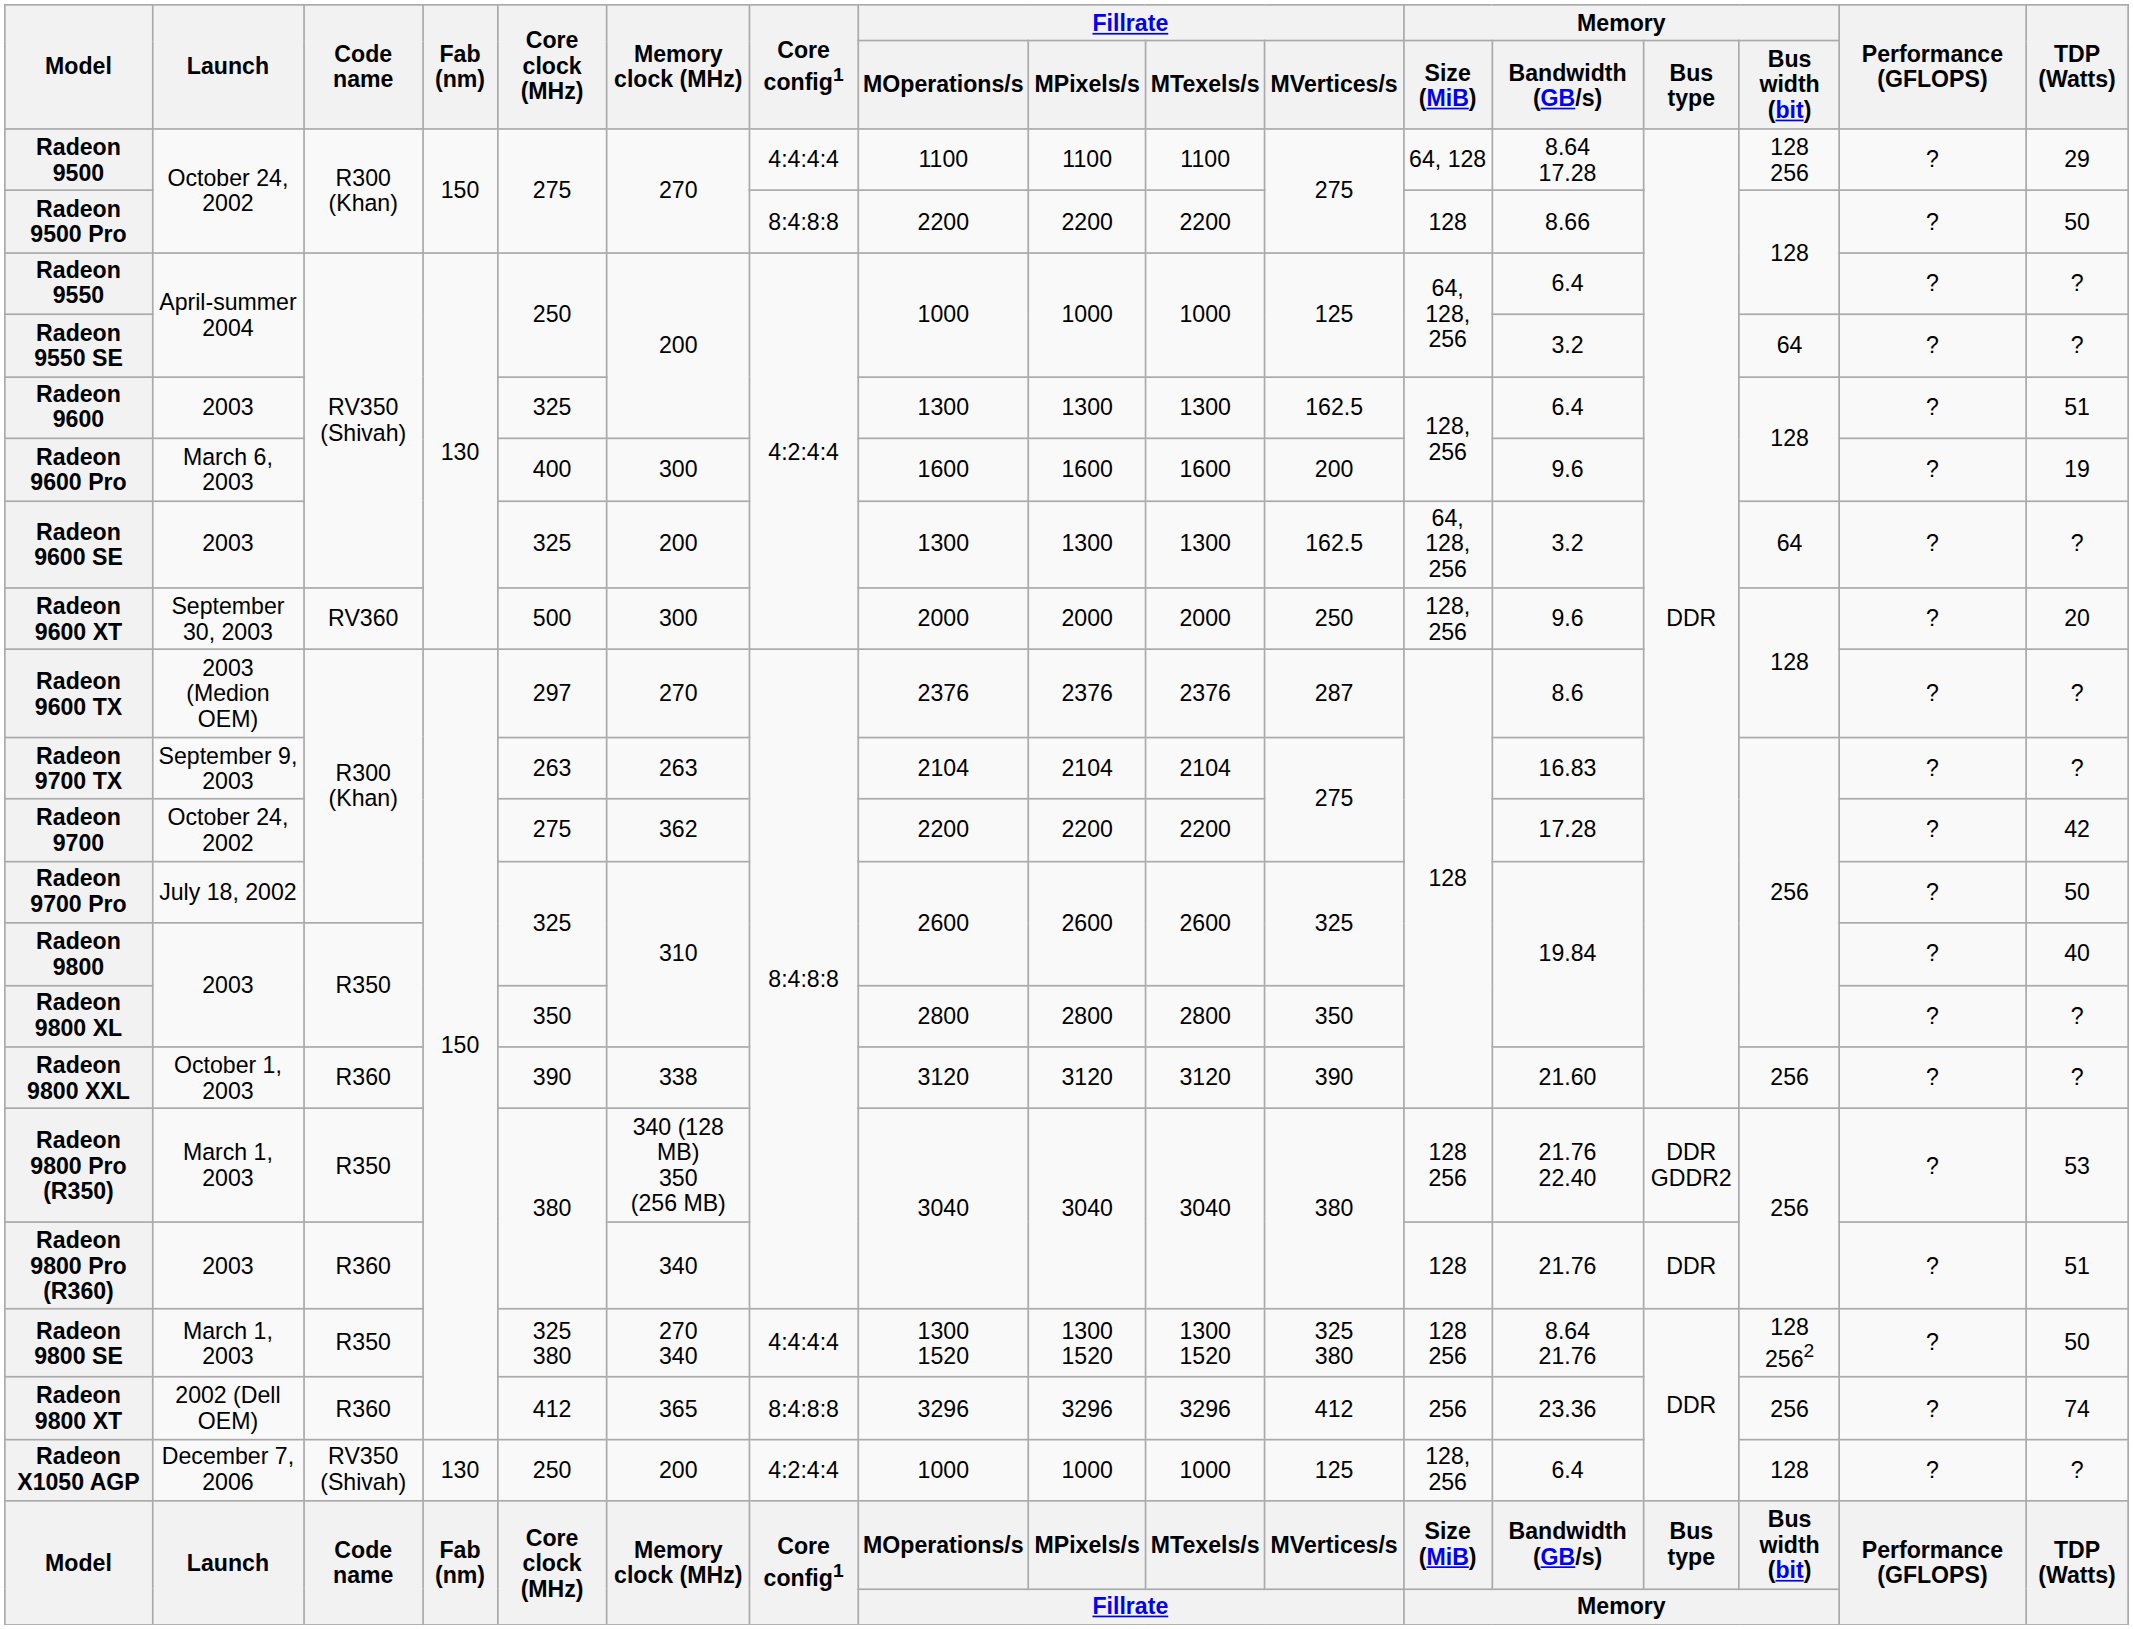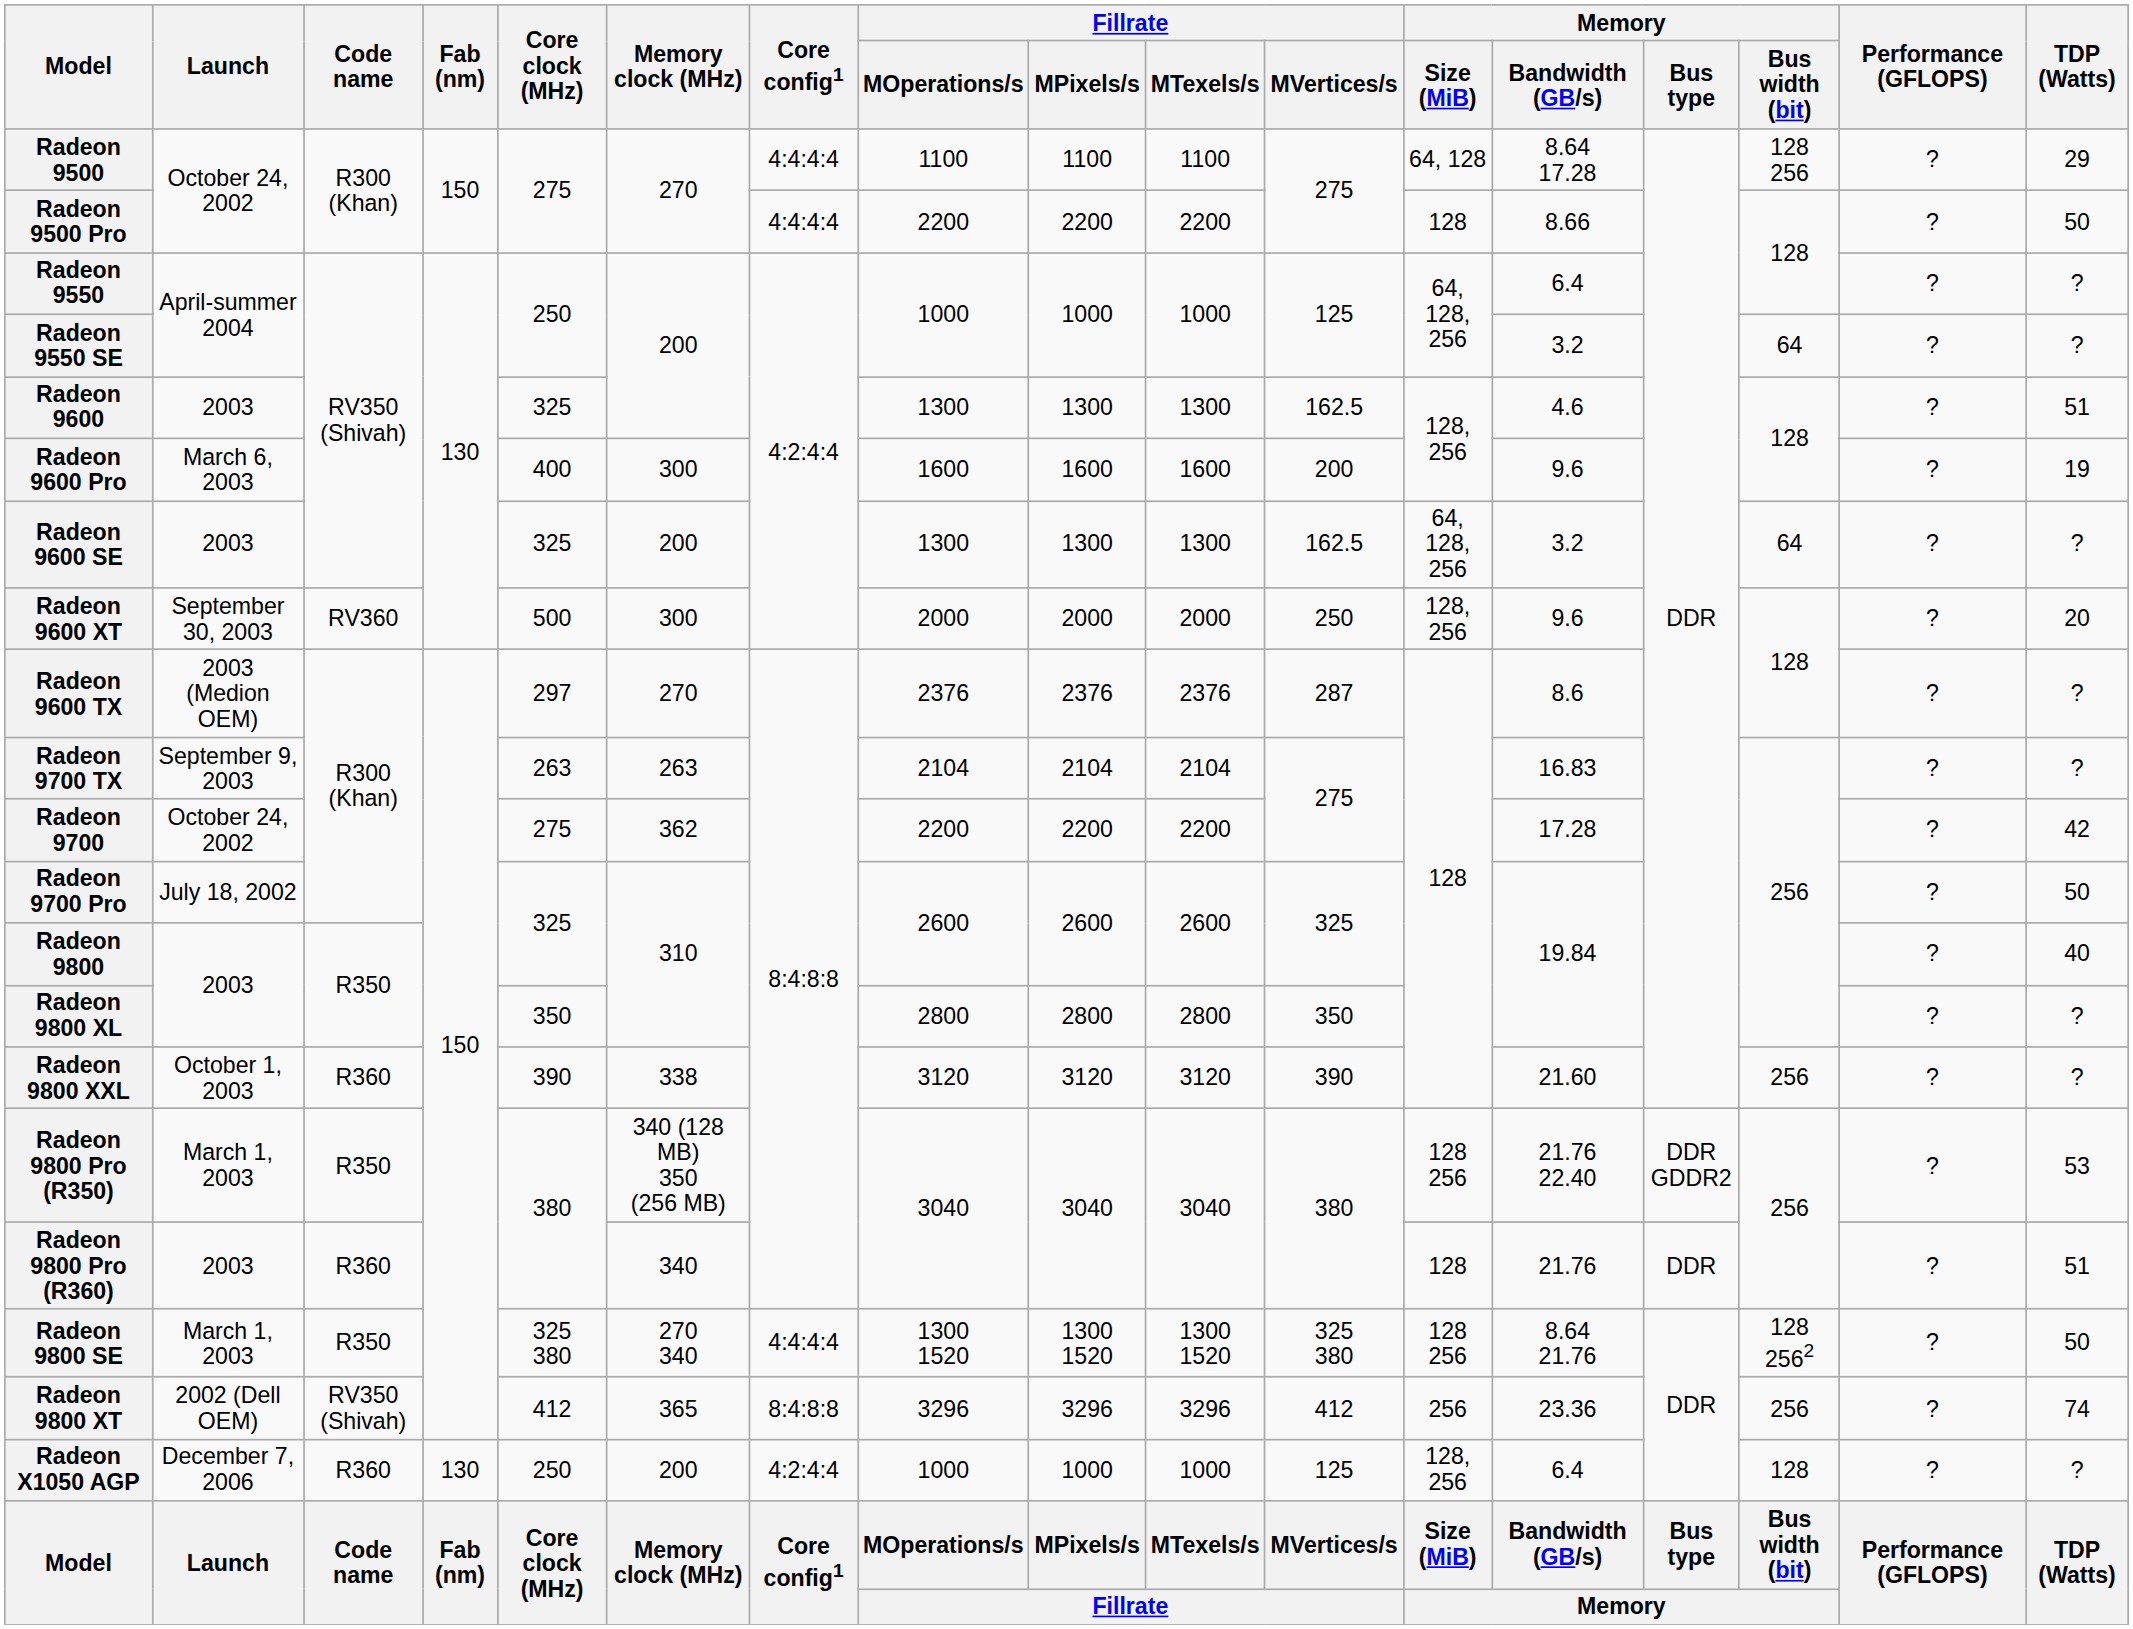(804, 221) 8:4:8:8 -> (804, 221) 4:4:4:4
(1568, 407) 6.4 -> (1568, 407) 4.6
(363, 1408) R360 -> (363, 1408) RV350 (Shivah)
(363, 1470) RV350 (Shivah) -> (363, 1470) R360
